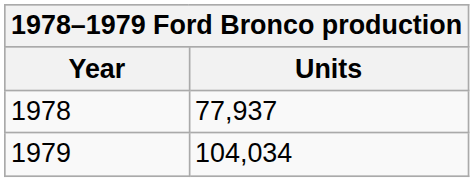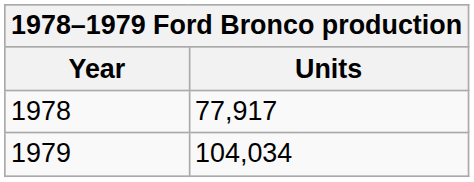(236, 111) 77,937 -> (236, 111) 77,917
